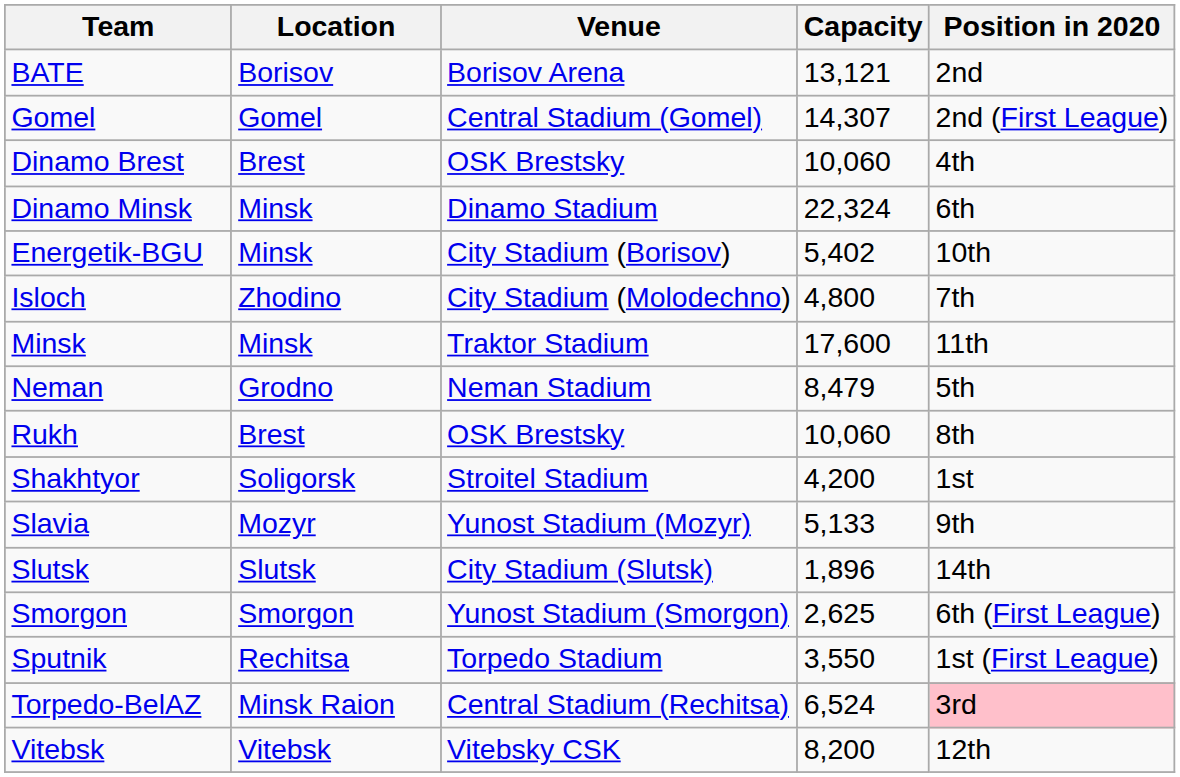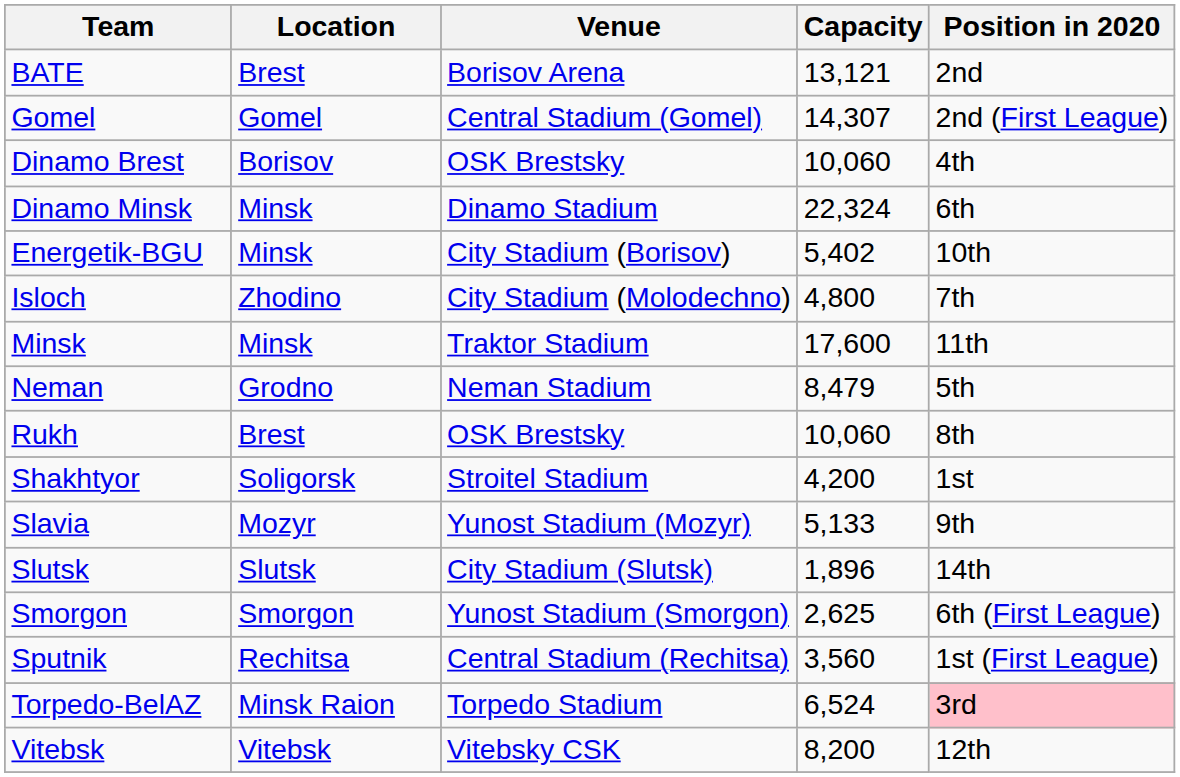(286, 72) Borisov -> (271, 72) Brest
(271, 162) Brest -> (286, 162) Borisov
(555, 659) Torpedo Stadium -> (618, 659) Central Stadium (Rechitsa)
(839, 659) 3,550 -> (839, 659) 3,560
(618, 704) Central Stadium (Rechitsa) -> (555, 704) Torpedo Stadium
